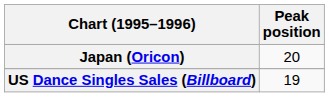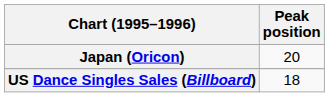(292, 80) 19 -> (292, 80) 18
